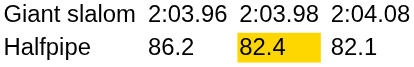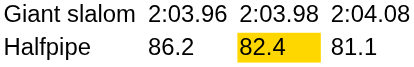(354, 47) 82.1 -> (354, 47) 81.1
